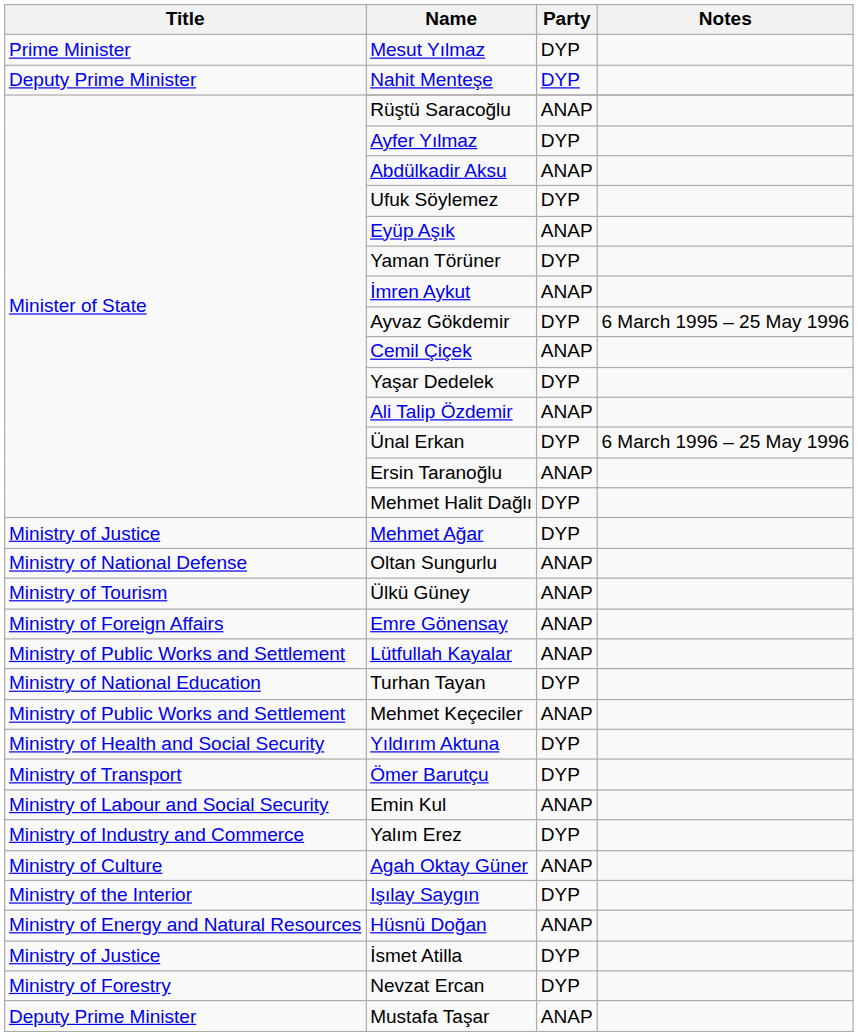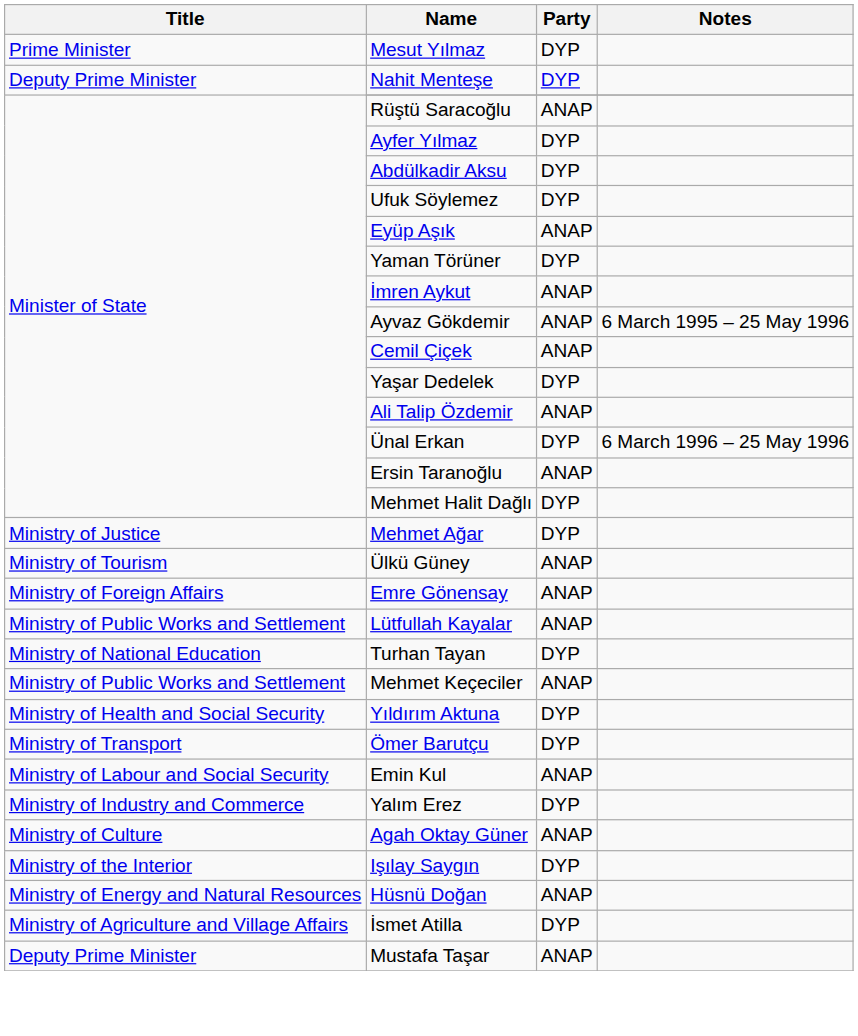(567, 170) ANAP -> (560, 170) DYP
(560, 321) DYP -> (567, 321) ANAP
- row: (434, 563)
(85, 955) Ministry of Justice -> (178, 925) Ministry of Agriculture and Village Affairs
- row: (427, 985)
